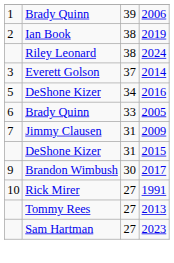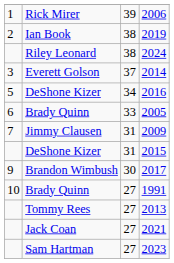(57, 14) Brady Quinn -> (52, 14) Rick Mirer
(52, 190) Rick Mirer -> (57, 190) Brady Quinn
+ row: (154, 229)
